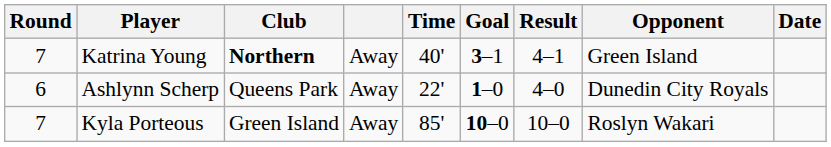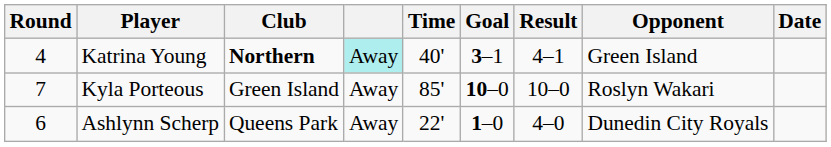(41, 55) 7 -> (41, 55) 4
(374, 55) no background -> (374, 55) paleturquoise background
rows swapped: (150, 89) <-> (143, 123)
